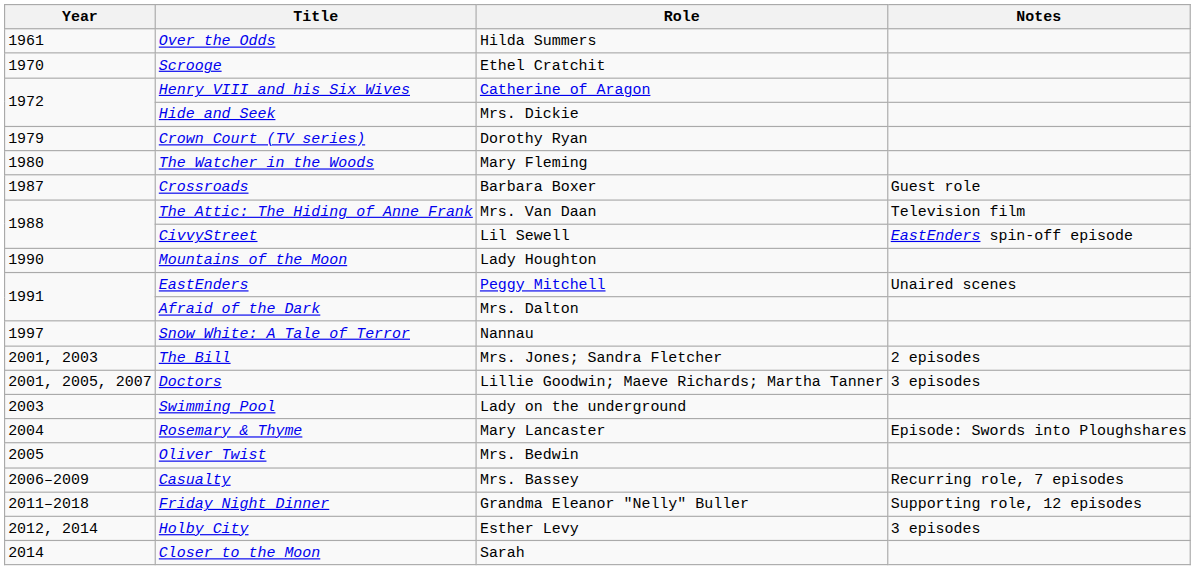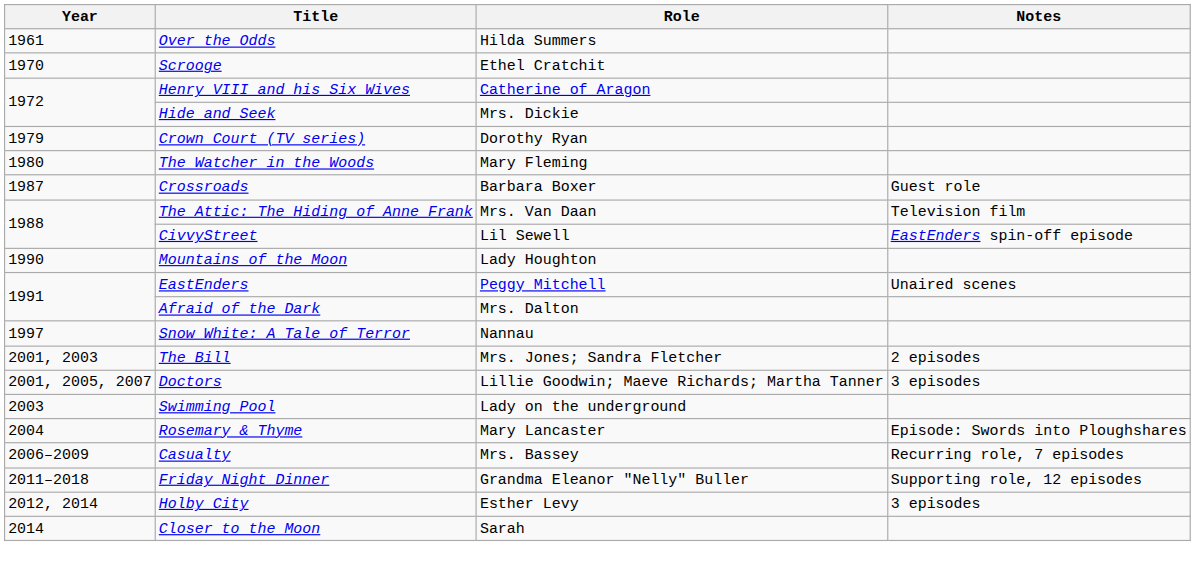- row: (213, 455)
